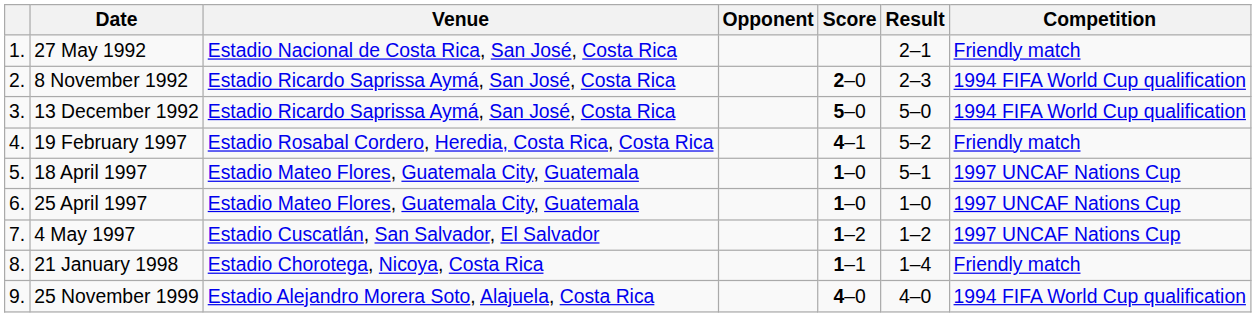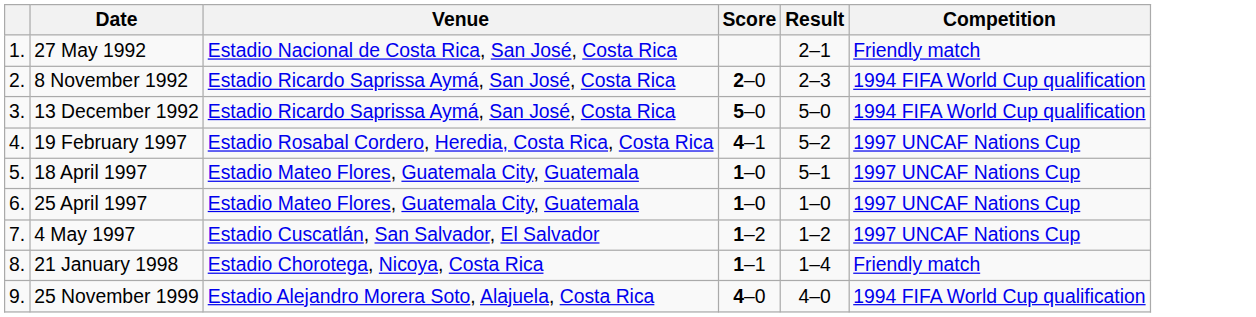- column: (768, 19)
(1017, 142) Friendly match -> (967, 142) 1997 UNCAF Nations Cup
